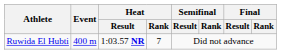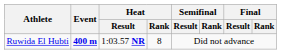(85, 42) normal -> (85, 42) bold
(159, 42) 7 -> (159, 42) 8
